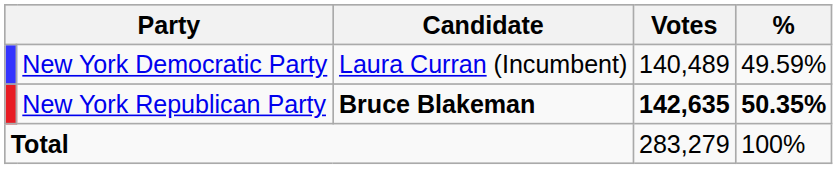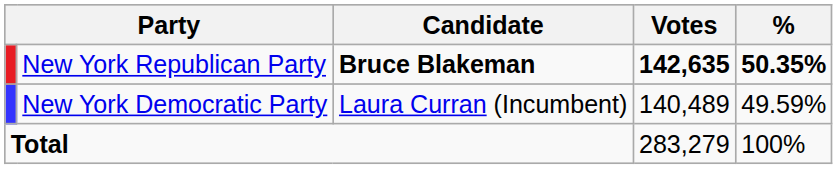rows swapped: (175, 65) <-> (174, 104)
